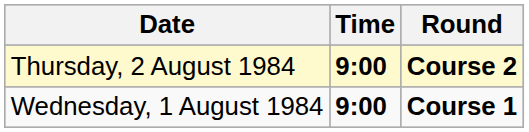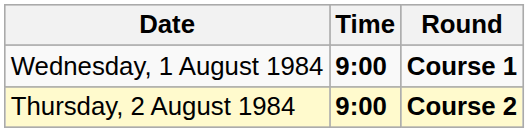rows swapped: (167, 106) <-> (153, 65)
